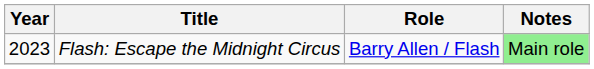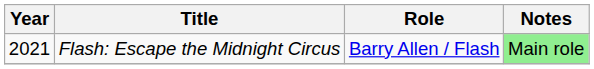(30, 48) 2023 -> (30, 48) 2021
